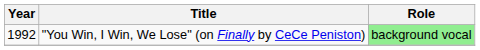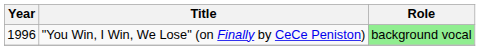(22, 34) 1992 -> (22, 34) 1996
